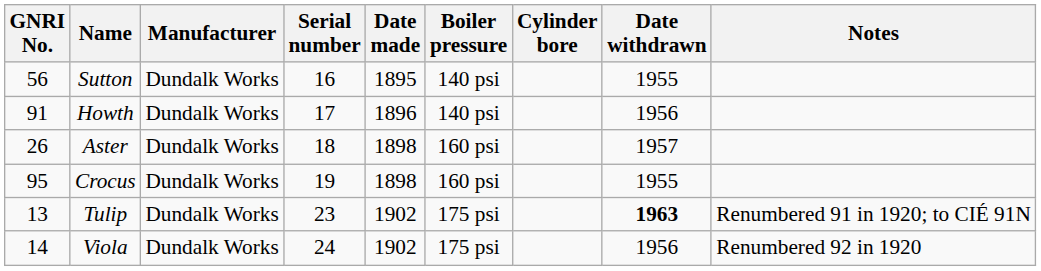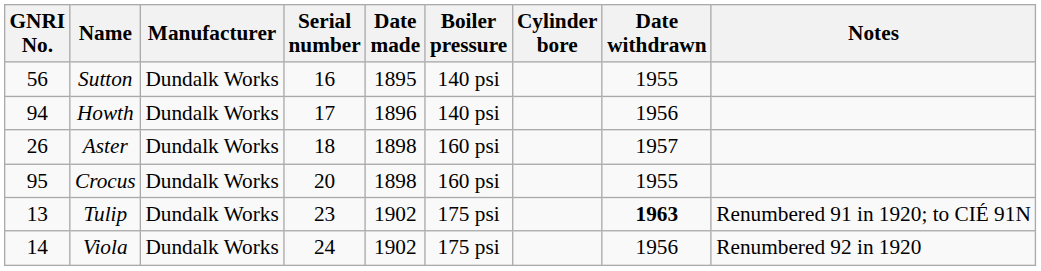(37, 112) 91 -> (37, 112) 94
(325, 180) 19 -> (325, 180) 20
